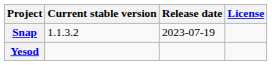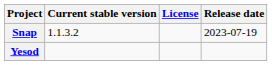columns swapped: (192, 14) <-> (246, 14)
